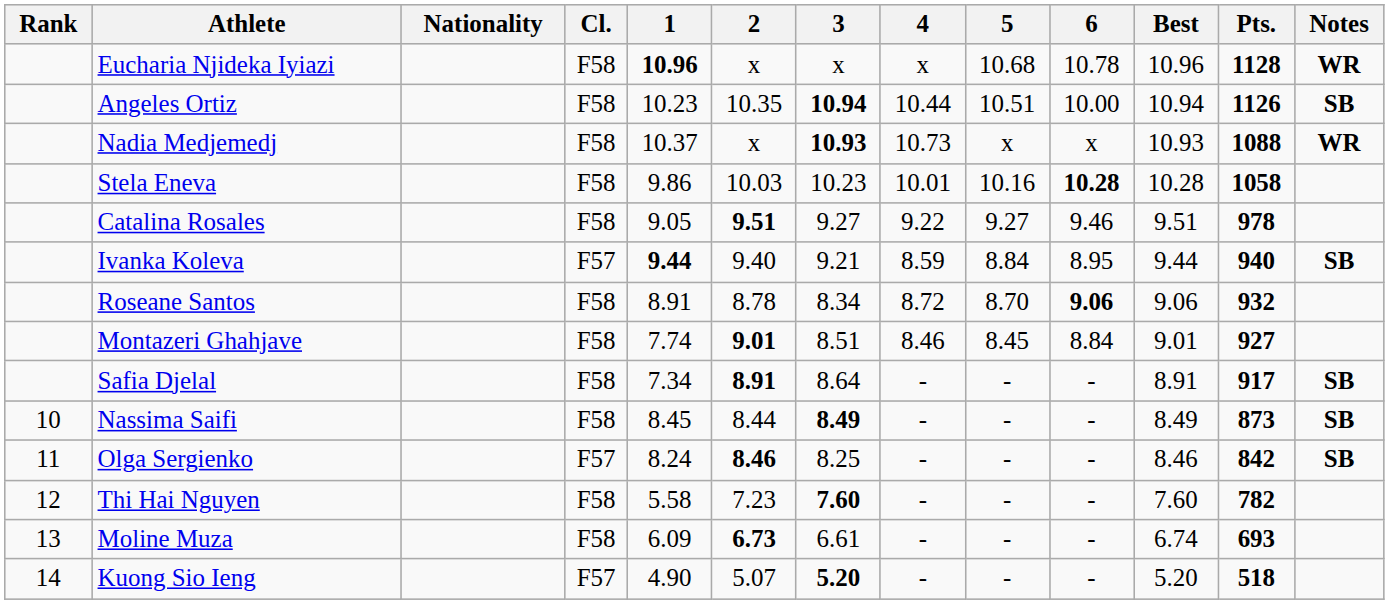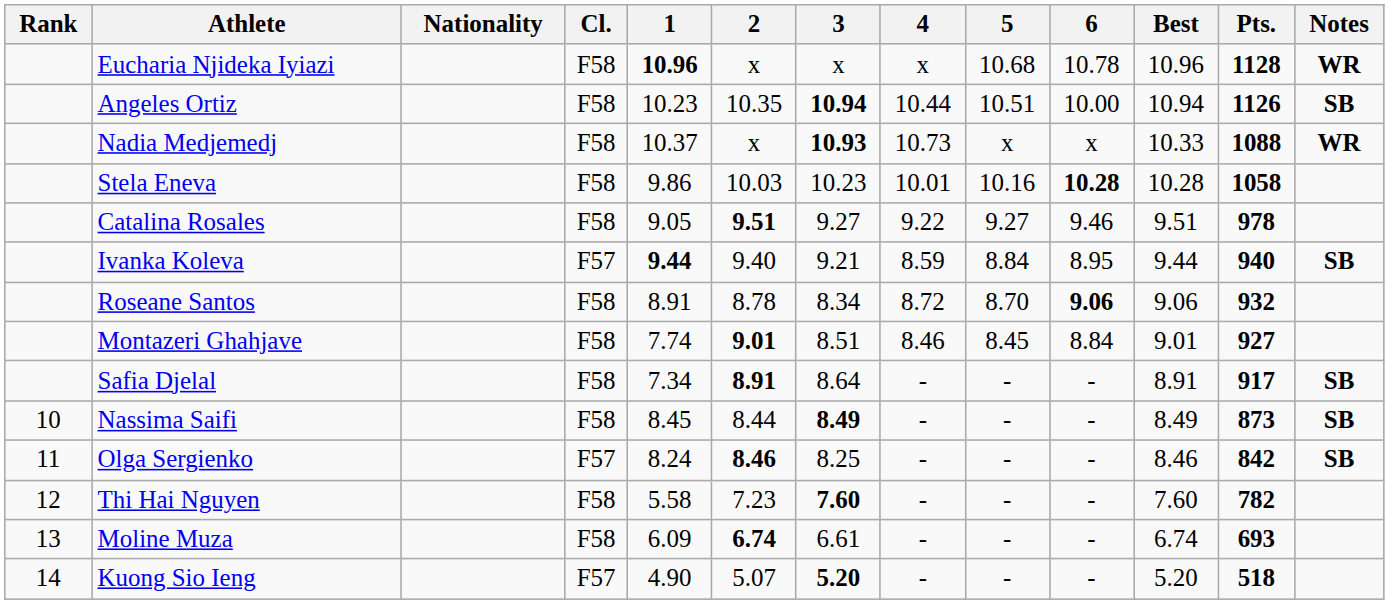(1176, 143) 10.93 -> (1176, 143) 10.33
(754, 538) 6.73 -> (754, 538) 6.74
